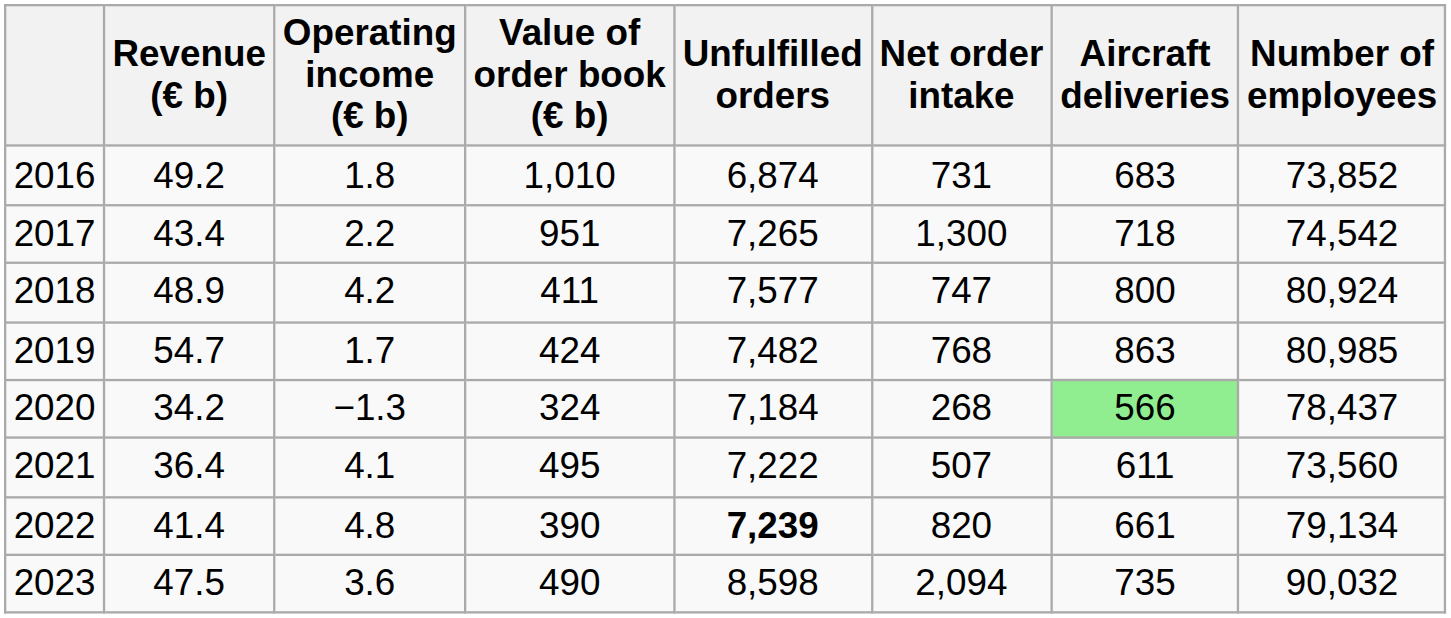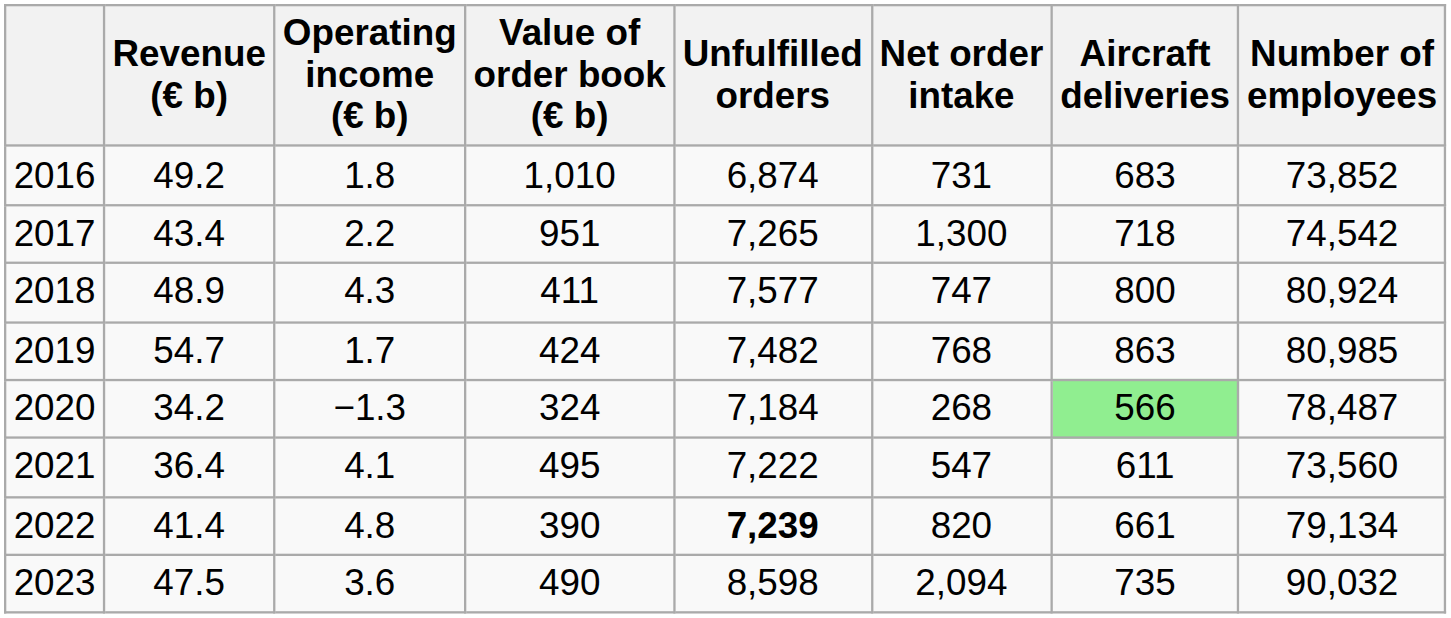(370, 291) 4.2 -> (370, 291) 4.3
(1342, 408) 78,437 -> (1342, 408) 78,487
(961, 466) 507 -> (961, 466) 547
